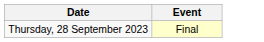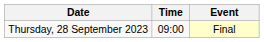+ column: (171, 12)
